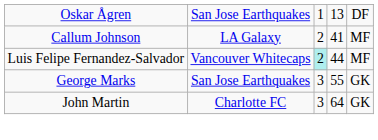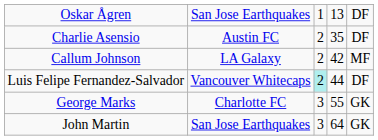+ row: (96, 37)
(337, 37) 41 -> (337, 59) 42
(360, 59) MF -> (360, 80) DF
(251, 80) San Jose Earthquakes -> (251, 102) Charlotte FC
(251, 102) Charlotte FC -> (251, 124) San Jose Earthquakes
